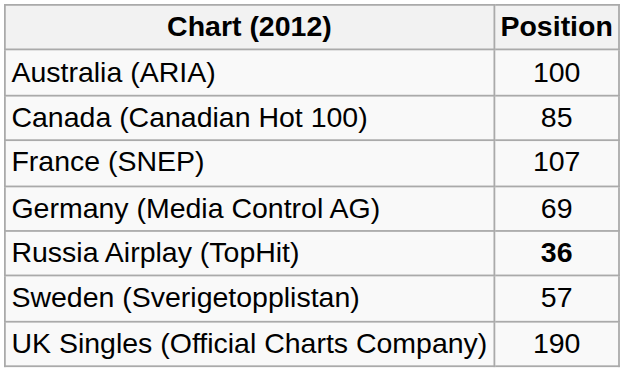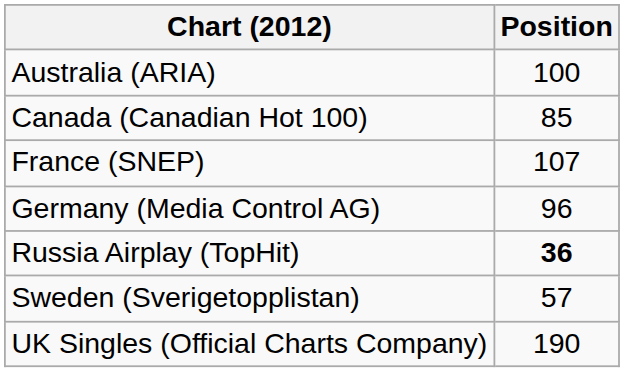(557, 207) 69 -> (557, 207) 96
